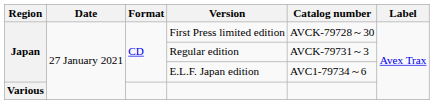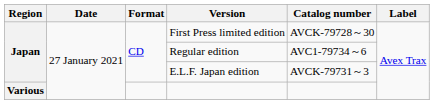(329, 51) AVCK-79731～3 -> (328, 51) AVC1-79734～6
(328, 71) AVC1-79734～6 -> (329, 71) AVCK-79731～3
